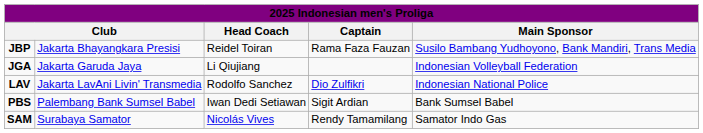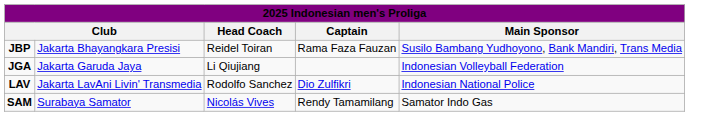- row: (19, 102)
